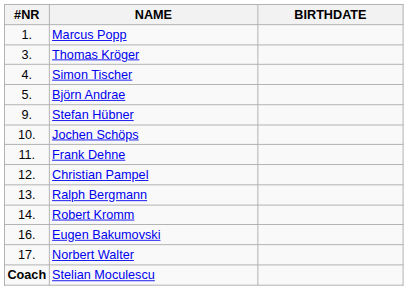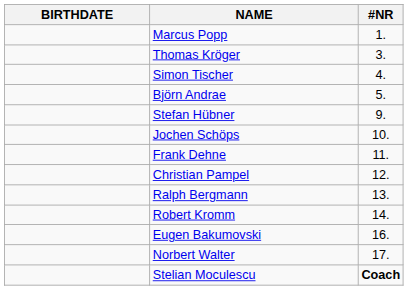columns swapped: (27, 15) <-> (330, 15)
